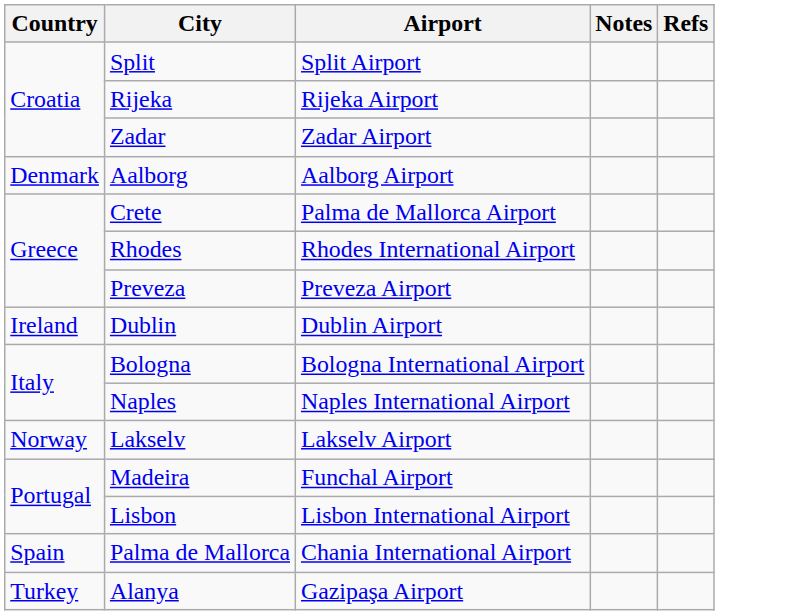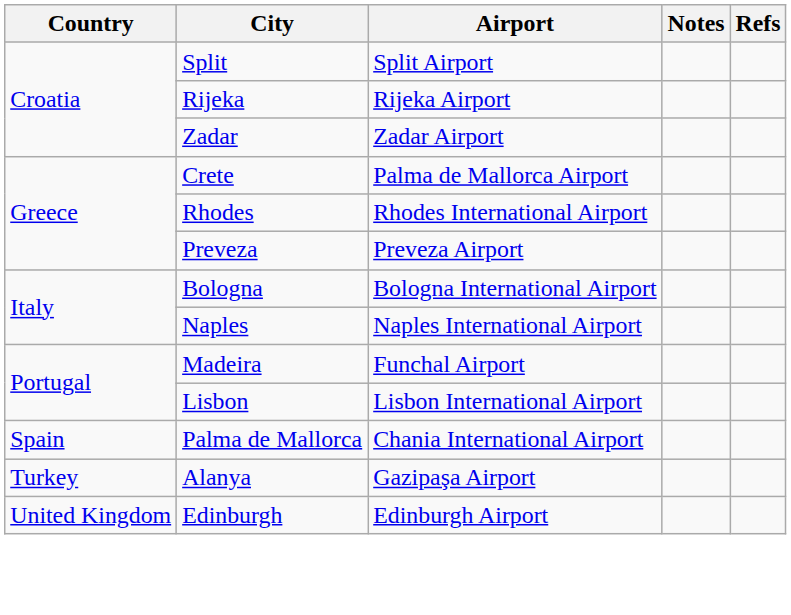- row: (149, 174)
- row: (143, 325)
- row: (148, 439)
+ row: (232, 514)
